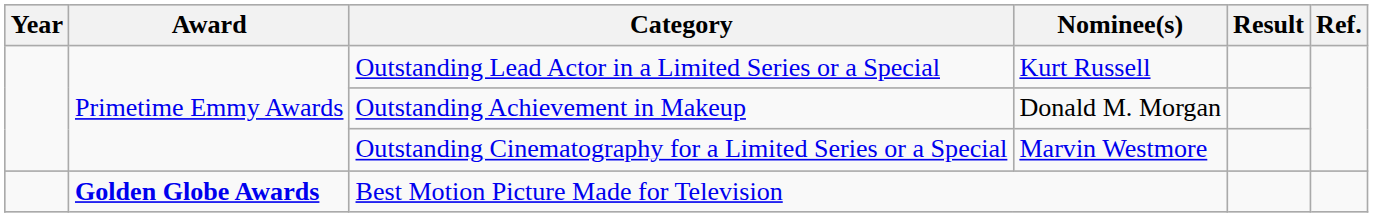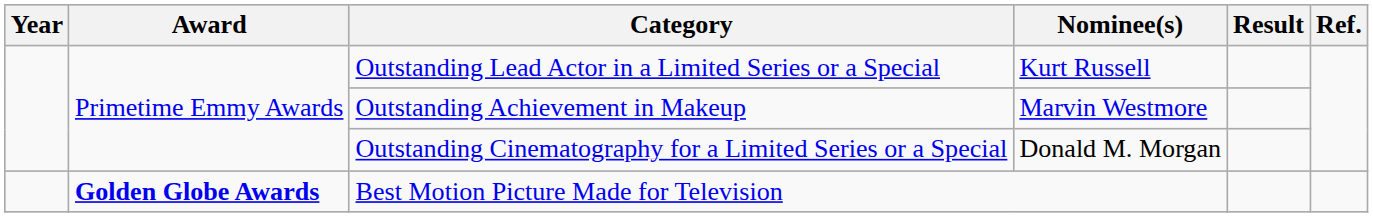(1120, 107) Donald M. Morgan -> (1113, 107) Marvin Westmore
(1113, 149) Marvin Westmore -> (1120, 149) Donald M. Morgan
